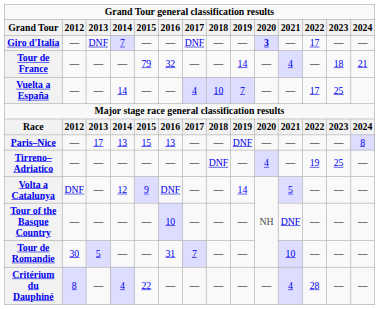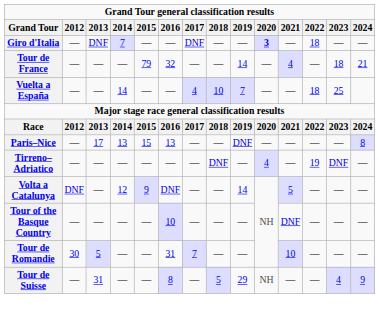(315, 43) 17 -> (315, 43) 18
(315, 90) 17 -> (315, 90) 18
(339, 163) 25 -> (339, 163) DNF
- row: (33, 285)
+ row: (33, 280)
